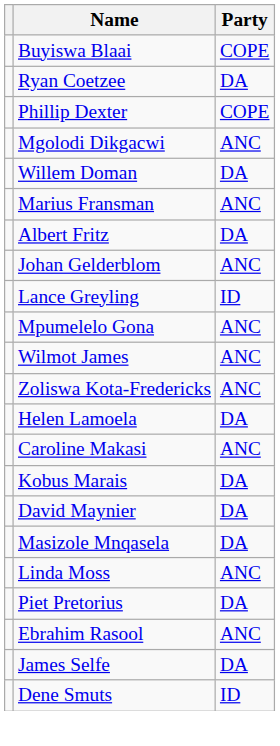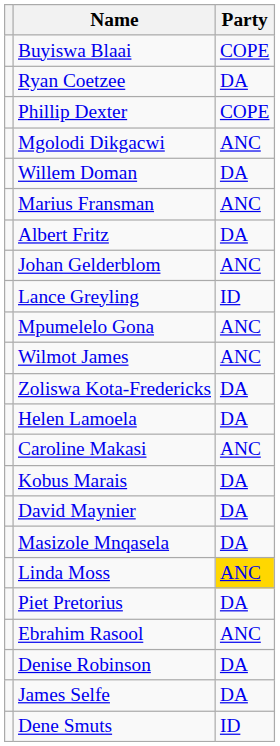(240, 388) ANC -> (234, 388) DA
(240, 572) no background -> (240, 572) gold background
+ row: (84, 664)
